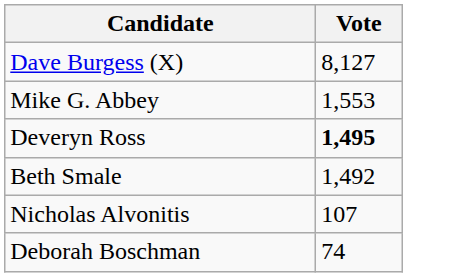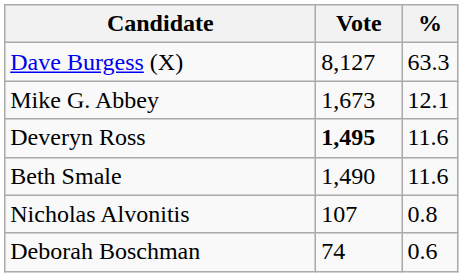+ column: (430, 23)
(348, 99) 1,553 -> (348, 99) 1,673
(348, 175) 1,492 -> (348, 175) 1,490
